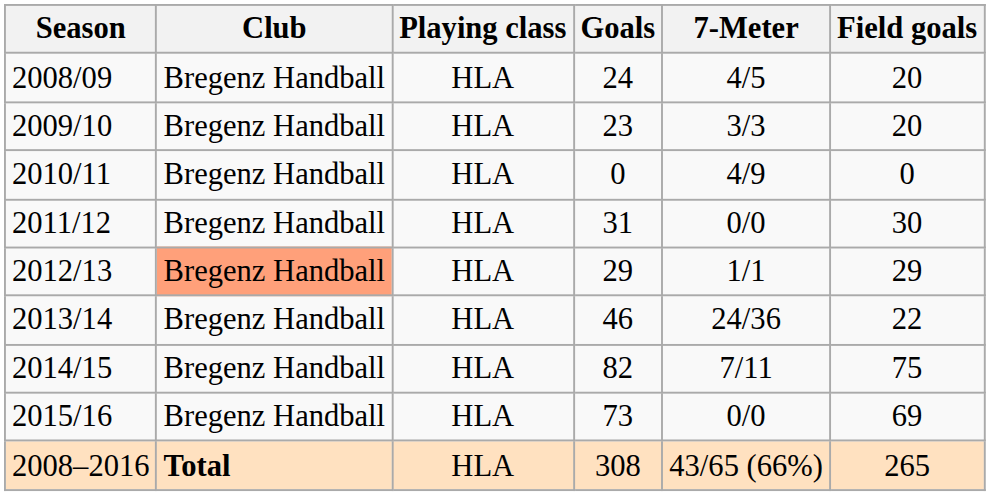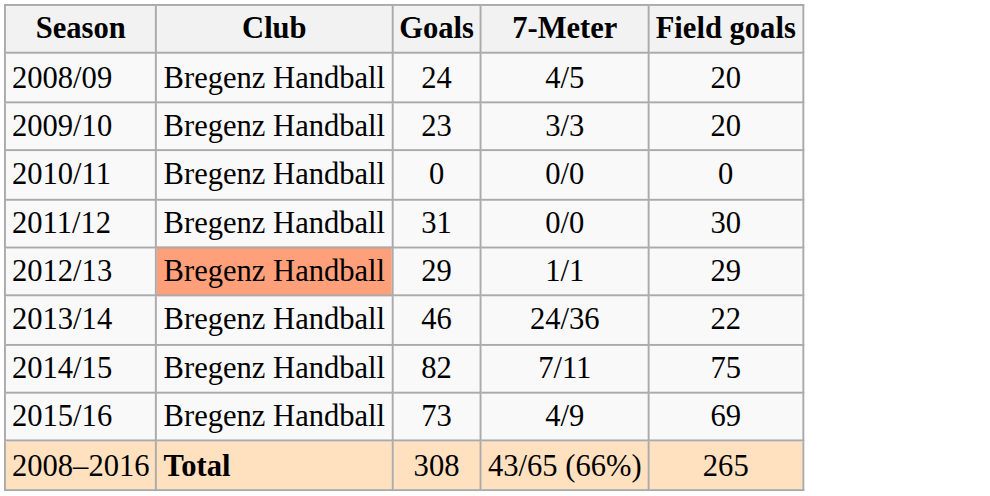- column: (483, 28)
(746, 174) 4/9 -> (565, 174) 0/0
(746, 416) 0/0 -> (565, 416) 4/9
